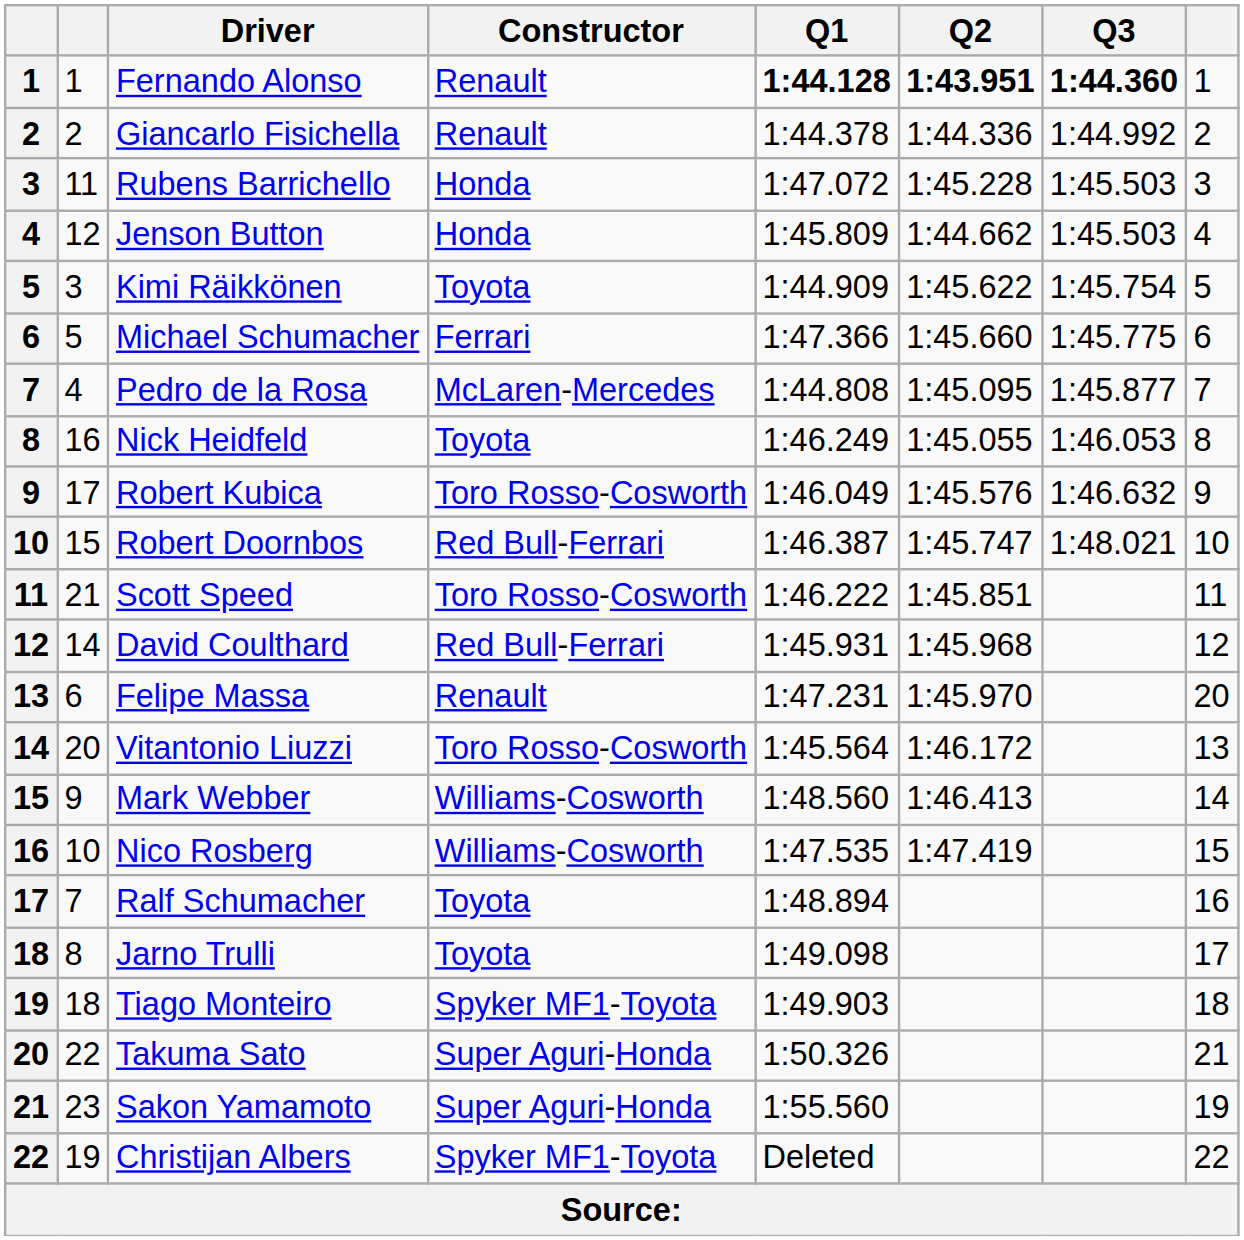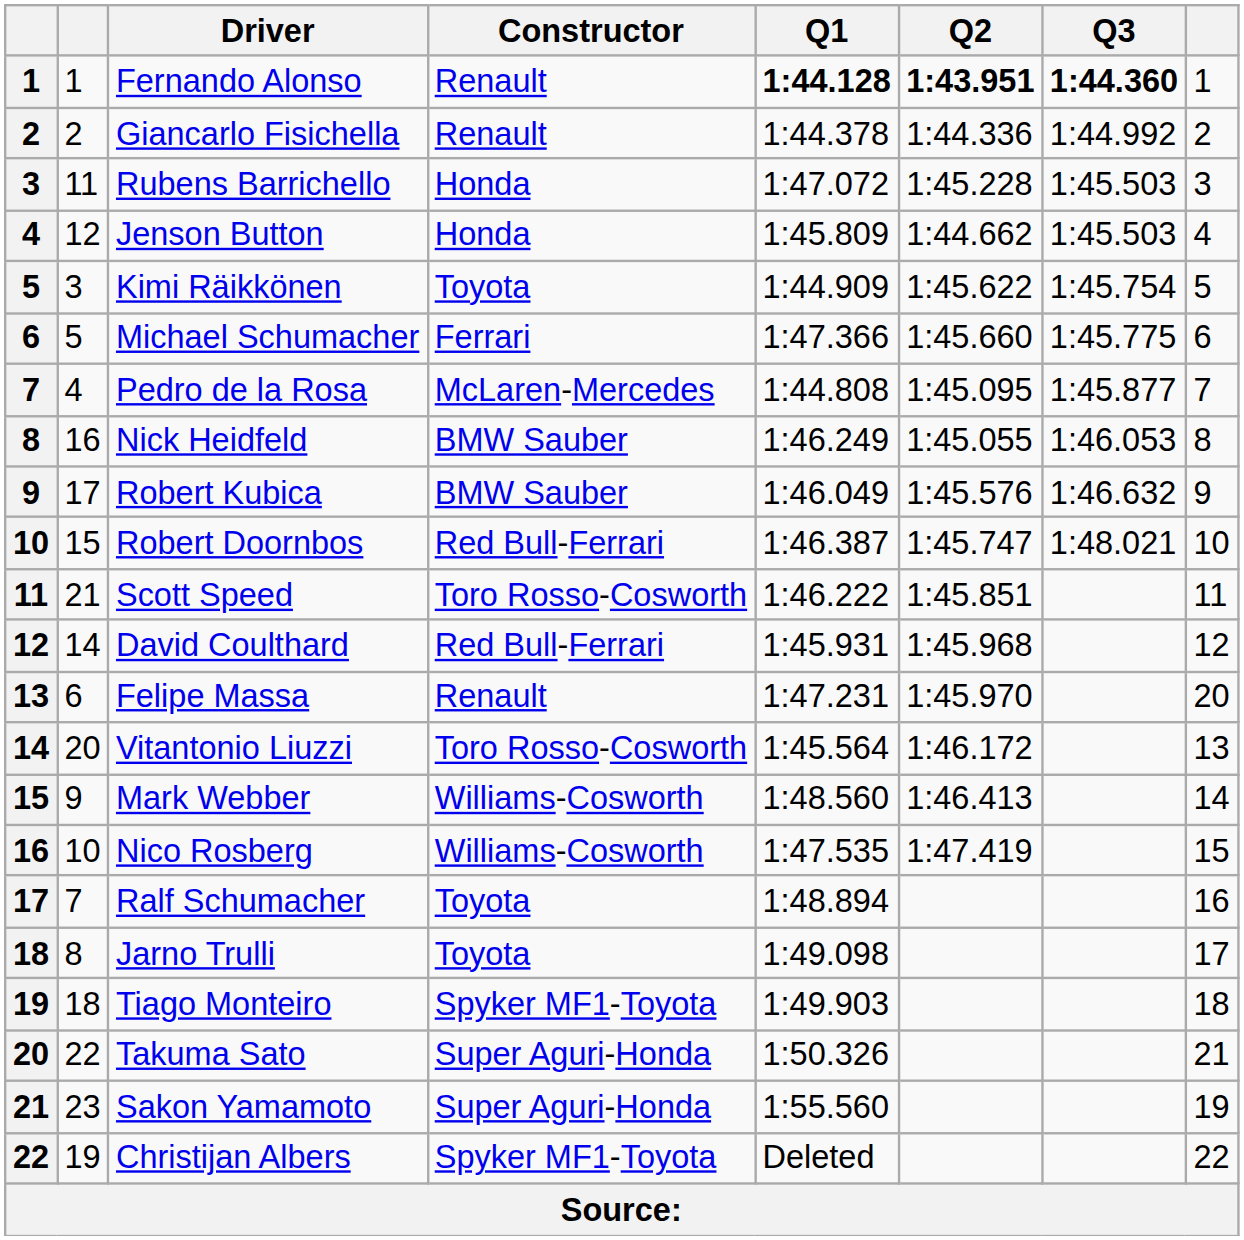(483, 440) Toyota -> (531, 440) BMW Sauber
(591, 492) Toro Rosso-Cosworth -> (531, 492) BMW Sauber
